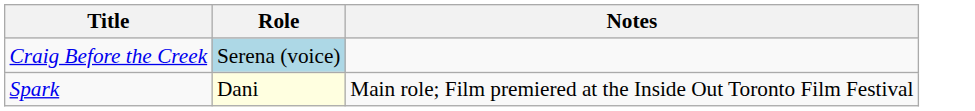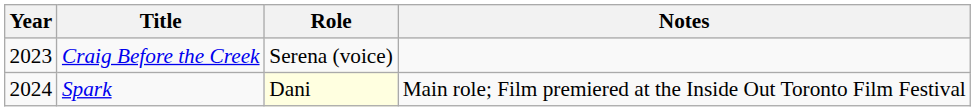+ column: (31, 21)
(279, 55) lightblue background -> (331, 55) no background
